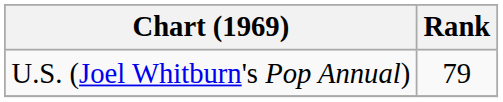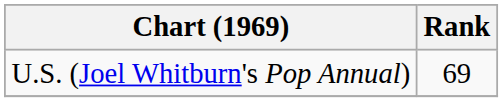(457, 72) 79 -> (457, 72) 69
